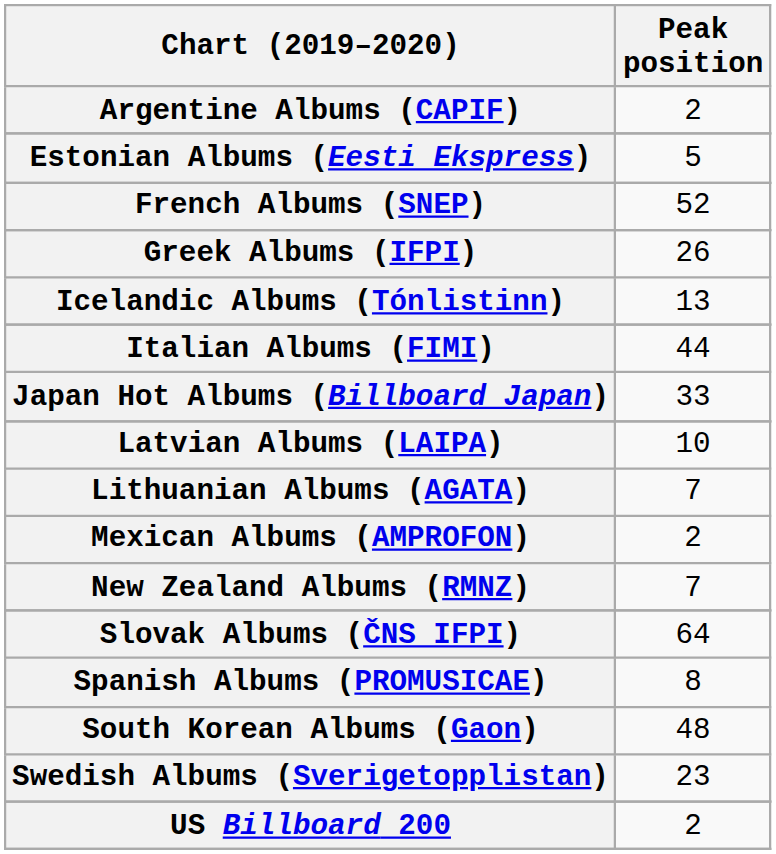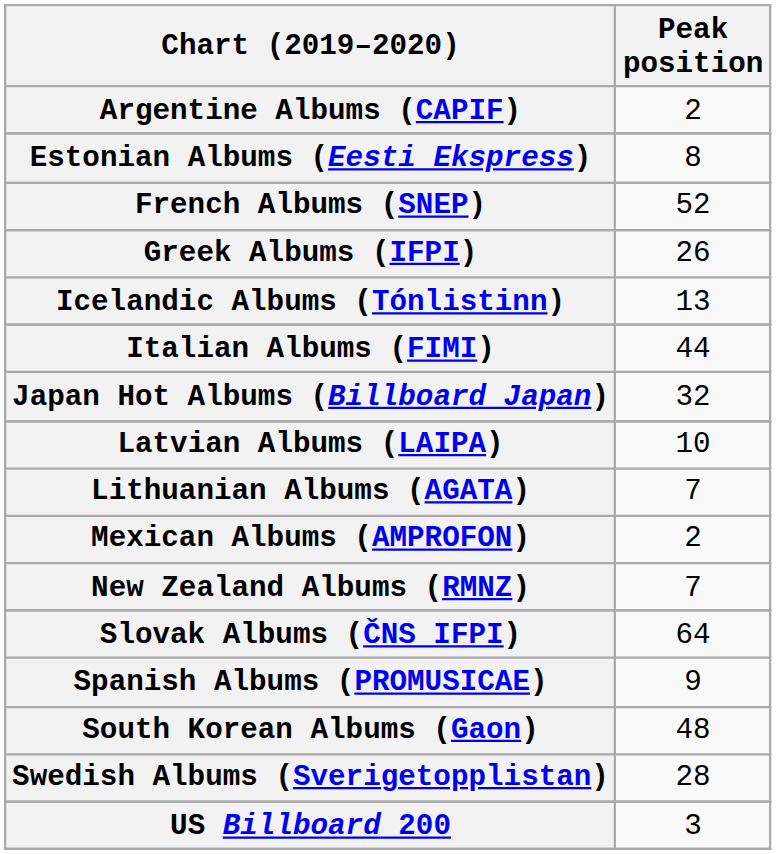(693, 158) 5 -> (693, 158) 8
(693, 396) 33 -> (693, 396) 32
(693, 682) 8 -> (693, 682) 9
(693, 778) 23 -> (693, 778) 28
(693, 825) 2 -> (693, 825) 3
